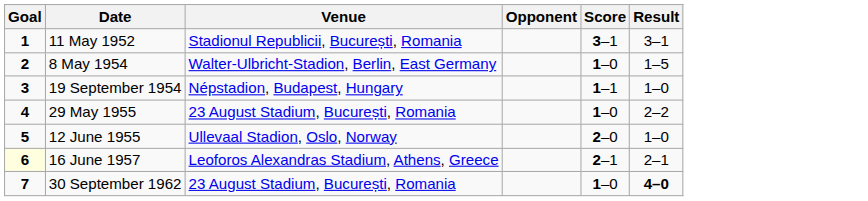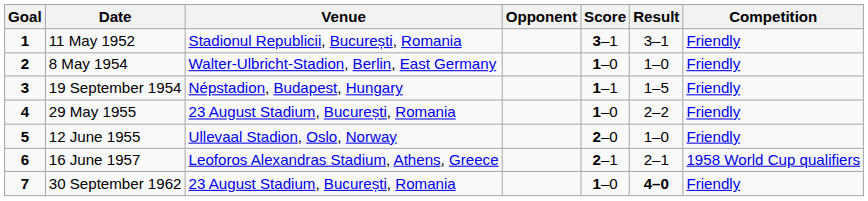+ column: (773, 17)
(656, 65) 1–5 -> (656, 65) 1–0
(656, 89) 1–0 -> (656, 89) 1–5
(25, 160) lightyellow background -> (25, 160) no background
